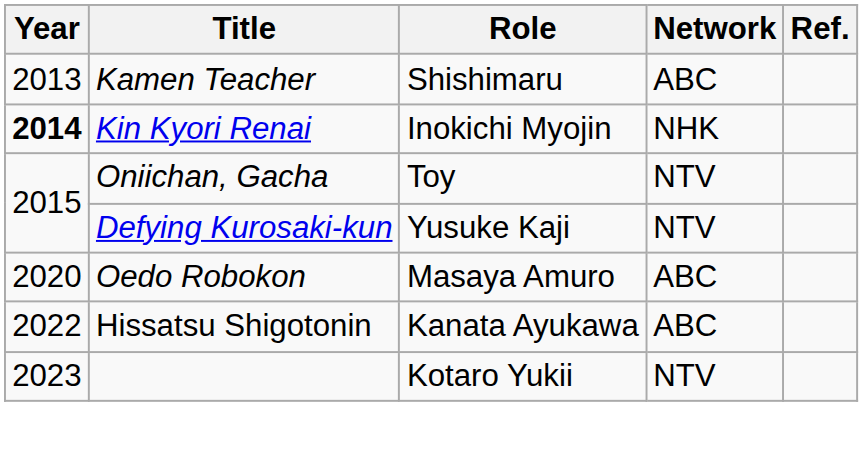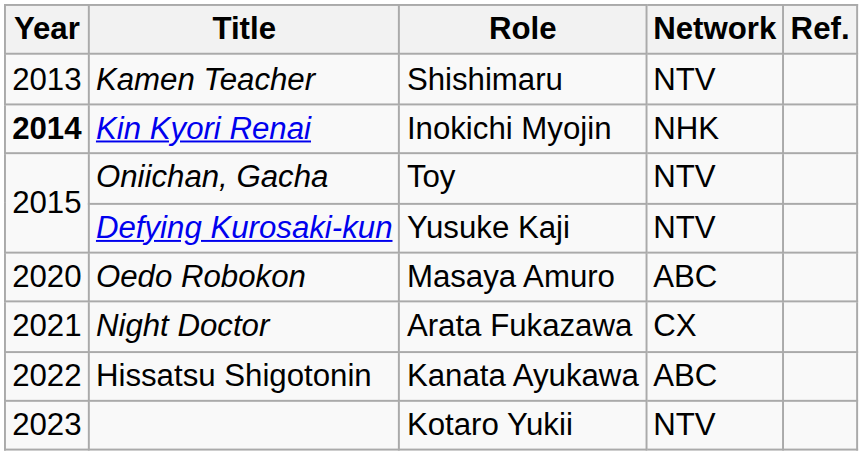(685, 78) ABC -> (684, 78) NTV
+ row: (183, 326)
